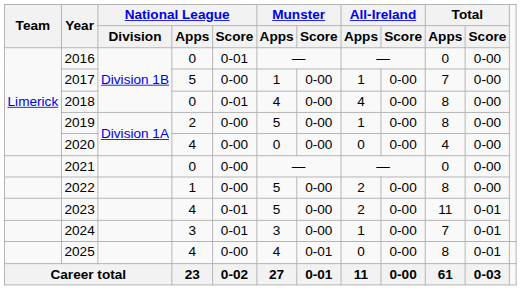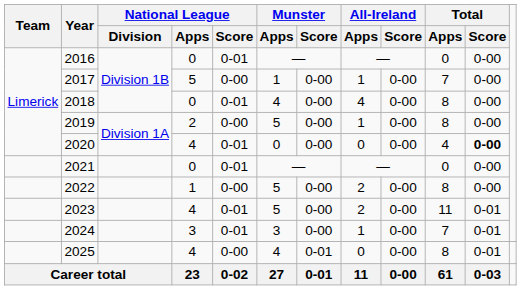(234, 144) 0-00 -> (234, 144) 0-01
(487, 144) normal -> (487, 144) bold
(234, 166) 0-00 -> (234, 166) 0-01
